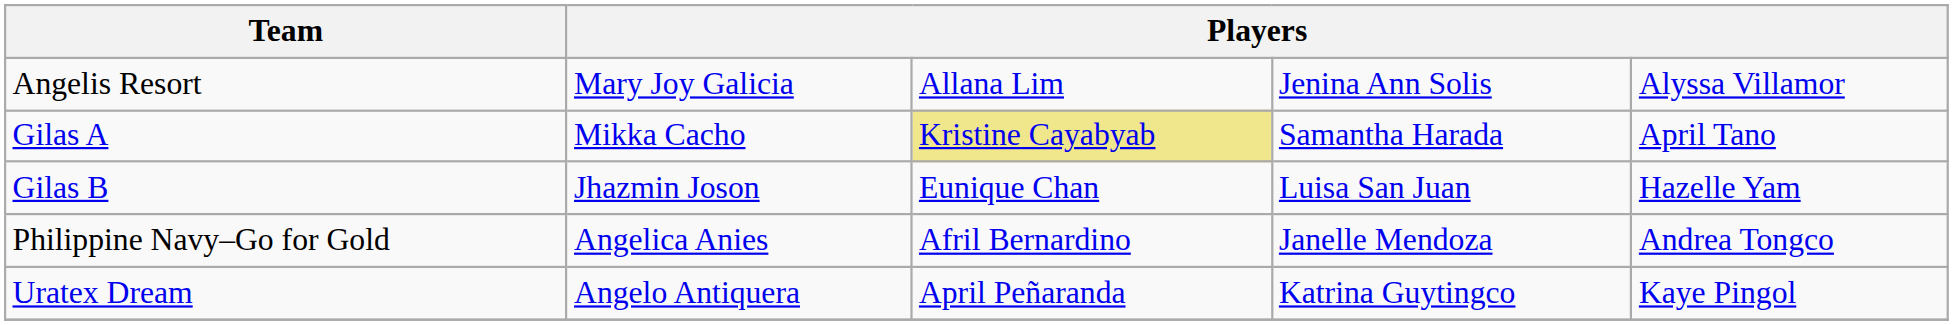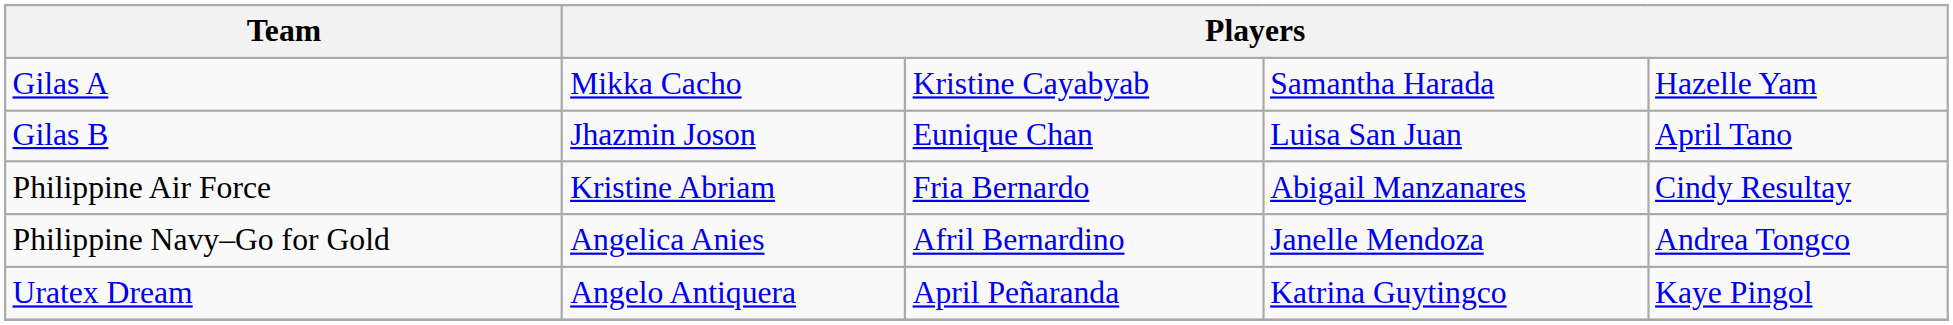- row: (107, 83)
(1037, 135) khaki background -> (1031, 83) no background
(1707, 135) April Tano -> (1736, 83) Hazelle Yam
(1720, 187) Hazelle Yam -> (1724, 135) April Tano
+ row: (142, 187)
